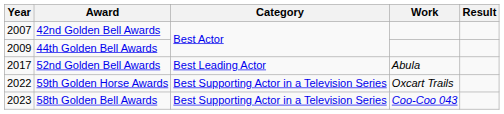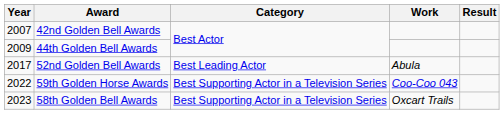(423, 83) Oxcart Trails -> (425, 83) Coo-Coo 043
(425, 100) Coo-Coo 043 -> (423, 100) Oxcart Trails
